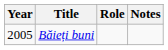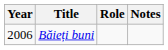(20, 34) 2005 -> (20, 34) 2006
